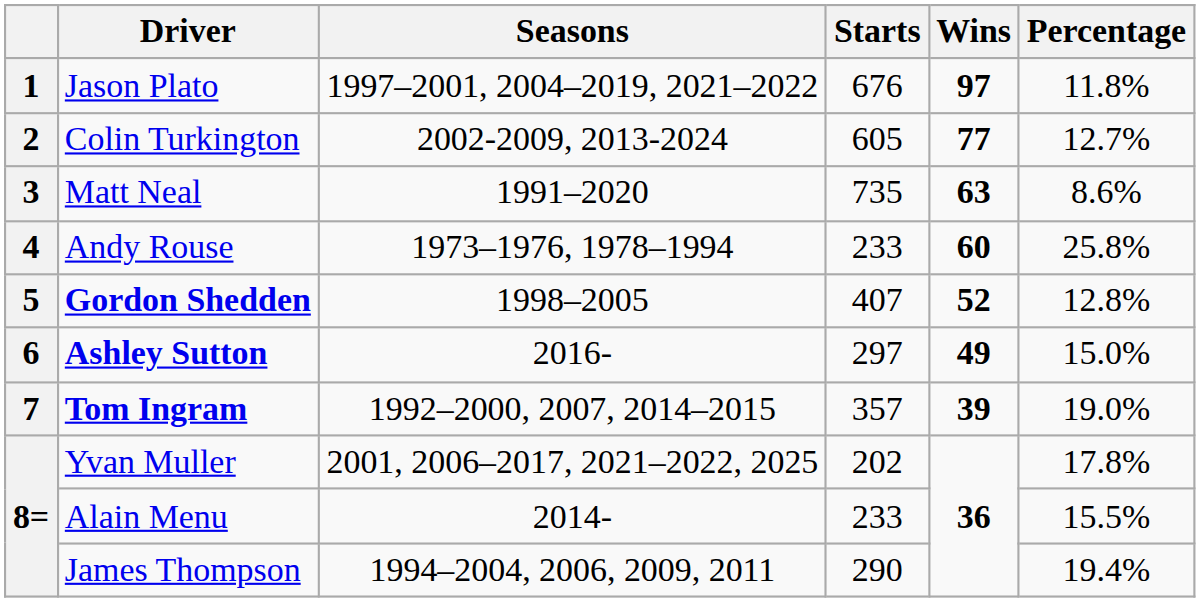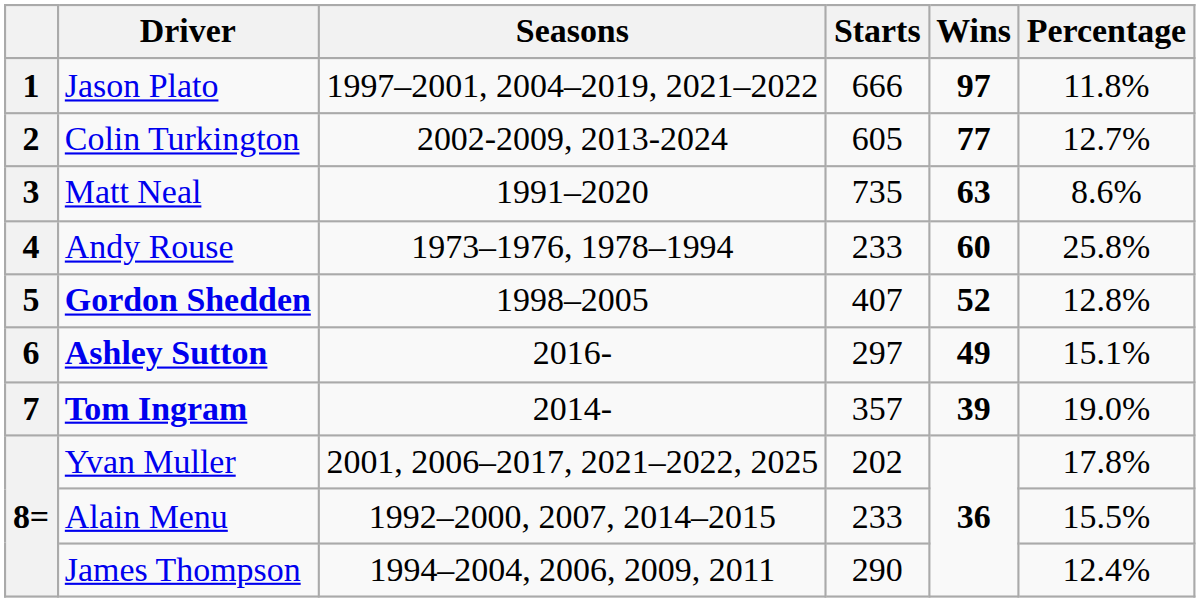(877, 85) 676 -> (877, 85) 666
(1106, 354) 15.0% -> (1106, 354) 15.1%
(572, 407) 1992–2000, 2007, 2014–2015 -> (572, 407) 2014-
(572, 515) 2014- -> (572, 515) 1992–2000, 2007, 2014–2015
(1106, 569) 19.4% -> (1106, 569) 12.4%
